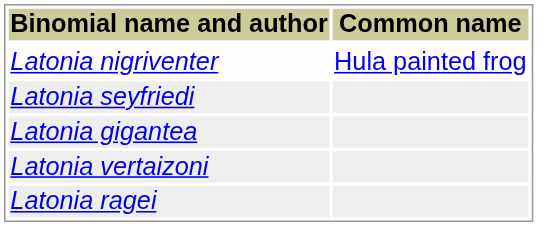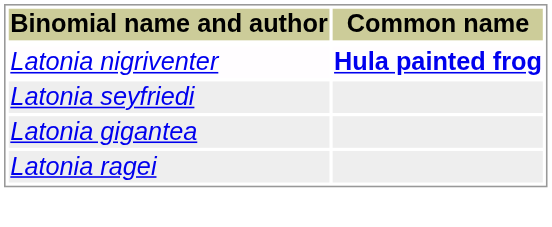(430, 62) normal -> (438, 62) bold
- row: (109, 166)
